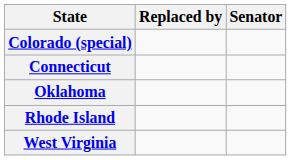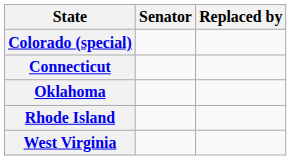columns swapped: (256, 17) <-> (181, 17)
